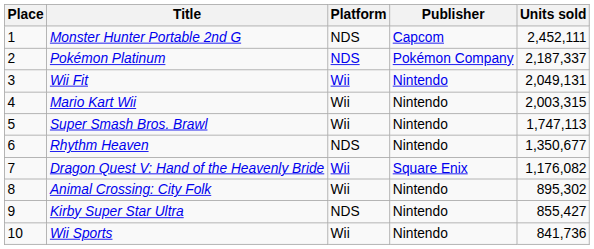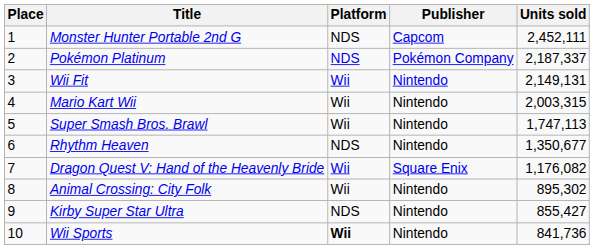(556, 80) 2,049,131 -> (556, 80) 2,149,131
(340, 233) normal -> (341, 233) bold
